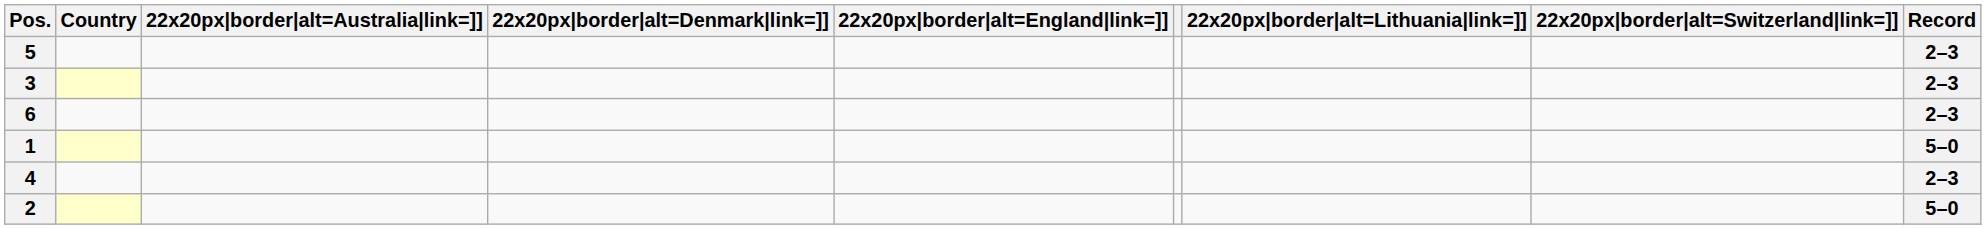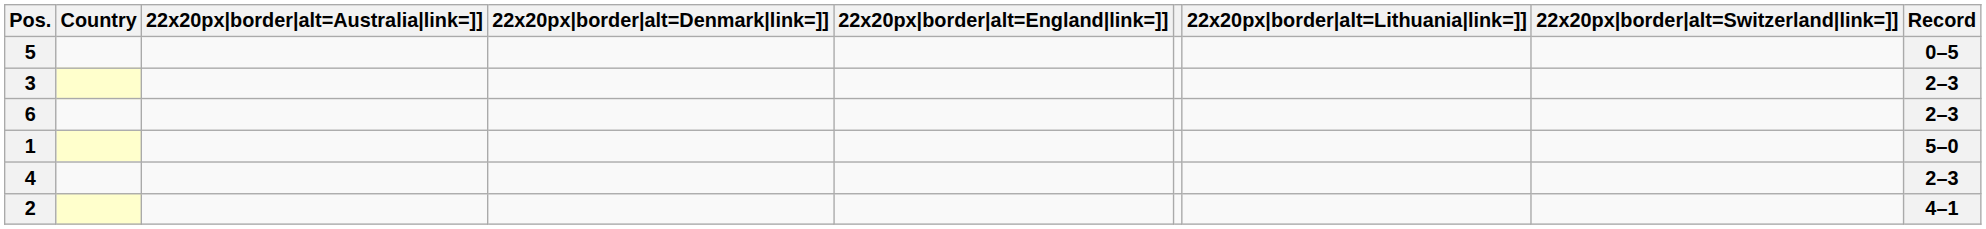(1942, 52) 2–3 -> (1942, 52) 0–5
(1942, 209) 5–0 -> (1942, 209) 4–1
